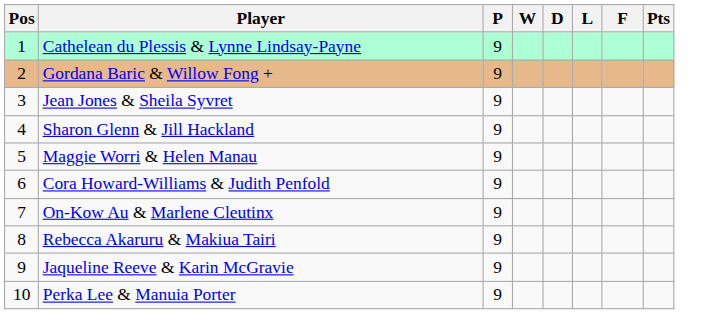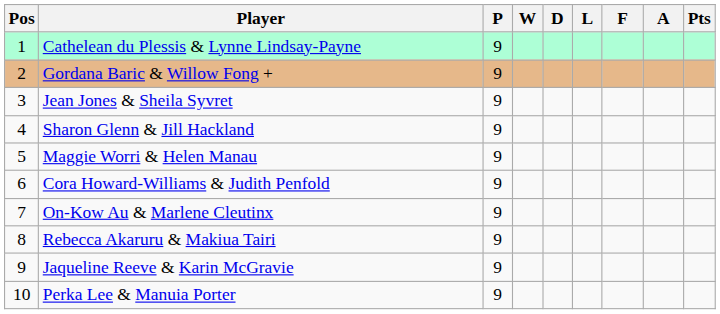+ column: (663, 18)
